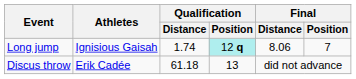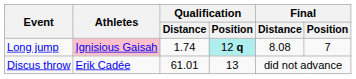(117, 48) no background -> (117, 48) pink background
(280, 48) 8.06 -> (280, 48) 8.08
(185, 65) 61.18 -> (185, 65) 61.01
